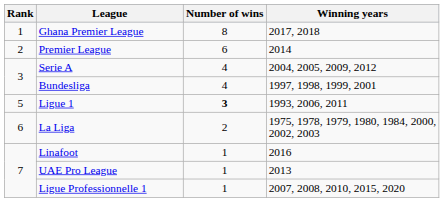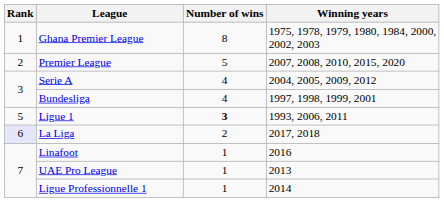(294, 31) 2017, 2018 -> (352, 37) 1975, 1978, 1979, 1980, 1984, 2000, 2002, 2003
(225, 49) 6 -> (225, 62) 5
(280, 49) 2014 -> (337, 62) 2007, 2008, 2010, 2015, 2020
(20, 127) no background -> (20, 134) lavender background
(352, 127) 1975, 1978, 1979, 1980, 1984, 2000, 2002, 2003 -> (294, 134) 2017, 2018
(337, 188) 2007, 2008, 2010, 2015, 2020 -> (280, 188) 2014
